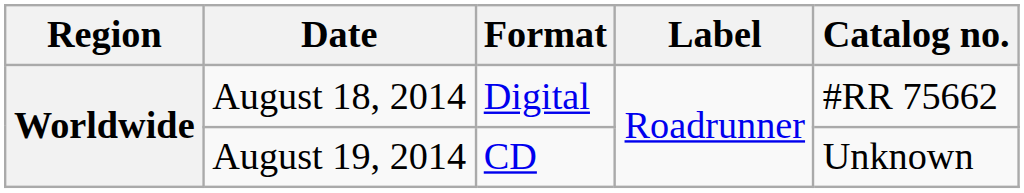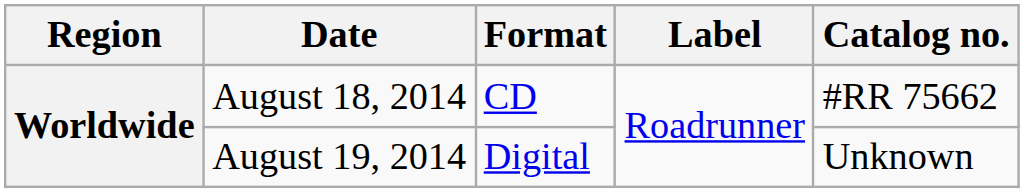(537, 95) Digital -> (510, 95) CD
(510, 156) CD -> (537, 156) Digital
